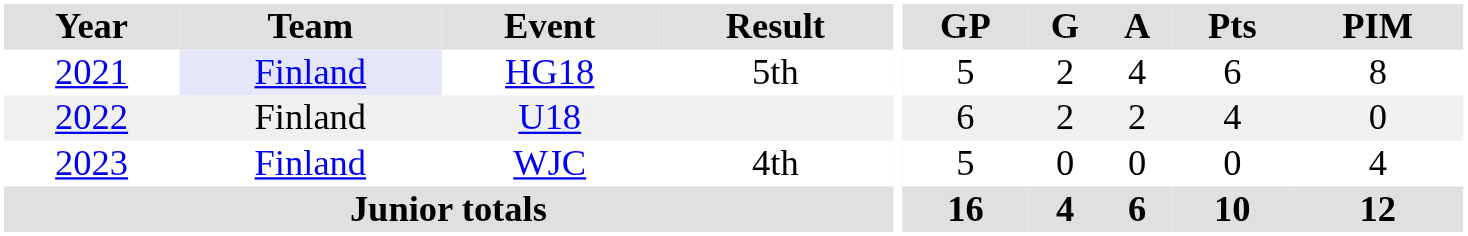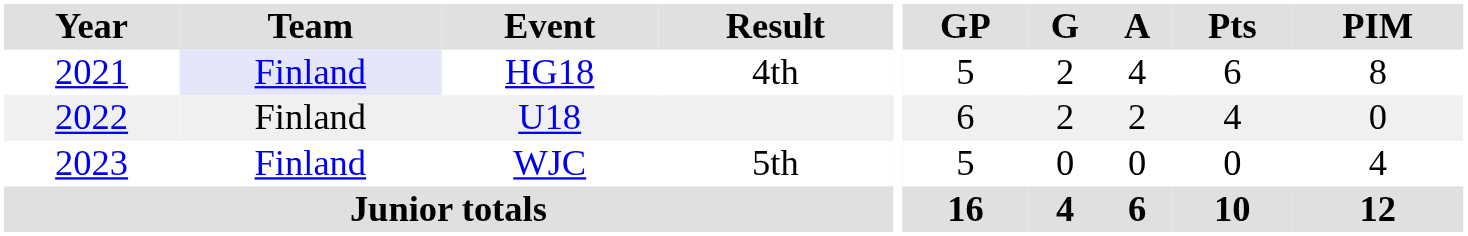(775, 71) 5th -> (775, 71) 4th
(775, 162) 4th -> (775, 162) 5th
